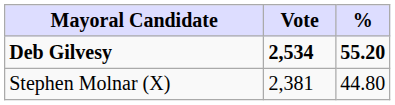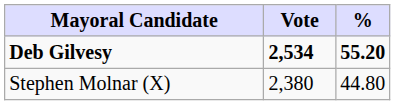(291, 83) 2,381 -> (291, 83) 2,380
